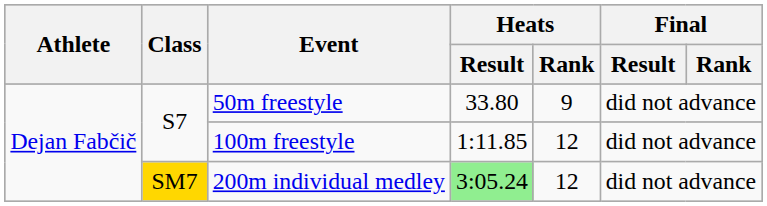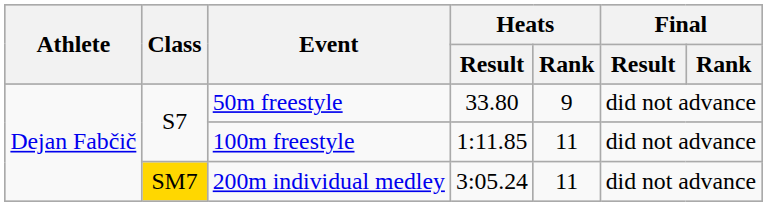(567, 142) 12 -> (567, 142) 11
(492, 181) lightgreen background -> (492, 181) no background
(567, 181) 12 -> (567, 181) 11
